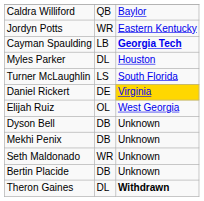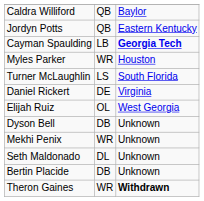(105, 28) WR -> (104, 28) QB
(103, 60) DL -> (105, 60) WR
(135, 92) gold background -> (135, 92) no background
(103, 140) DB -> (105, 140) WR
(105, 156) WR -> (103, 156) DL
(103, 188) DL -> (105, 188) WR
